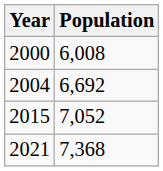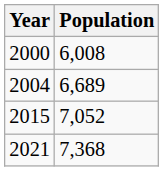(82, 85) 6,692 -> (82, 85) 6,689
